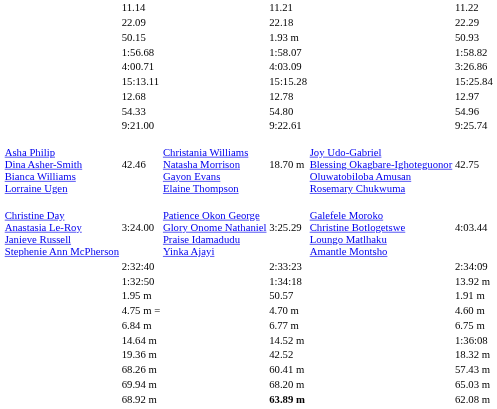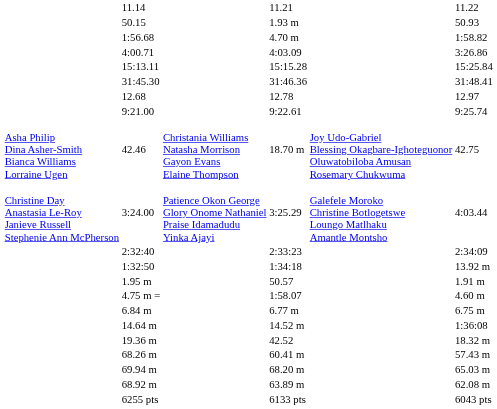- row: (134, 22)
(285, 52) 1:58.07 -> (284, 37) 4.70 m
+ row: (141, 81)
- row: (134, 111)
(284, 311) 4.70 m -> (285, 296) 1:58.07
(287, 399) bold -> (287, 384) normal
+ row: (140, 399)
